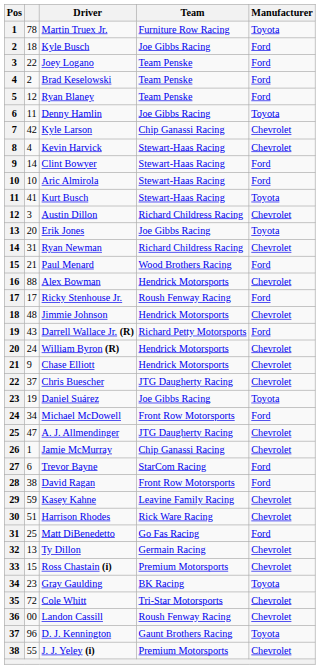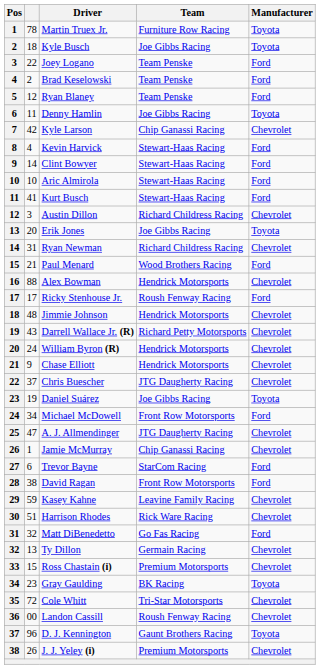(261, 46) Ford -> (265, 46) Toyota
(271, 147) Chevrolet -> (261, 147) Ford
(265, 197) Toyota -> (261, 197) Ford
(261, 332) Ford -> (271, 332) Chevrolet
(32, 533) 25 -> (32, 533) 32
(32, 651) 55 -> (32, 651) 26
